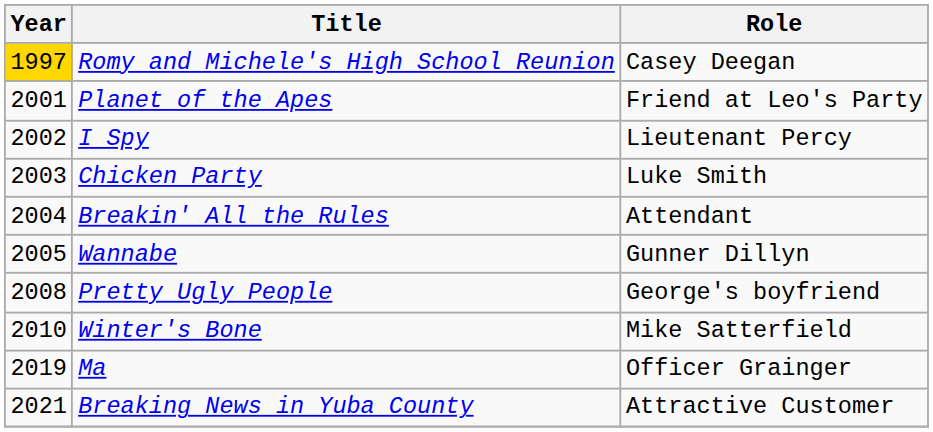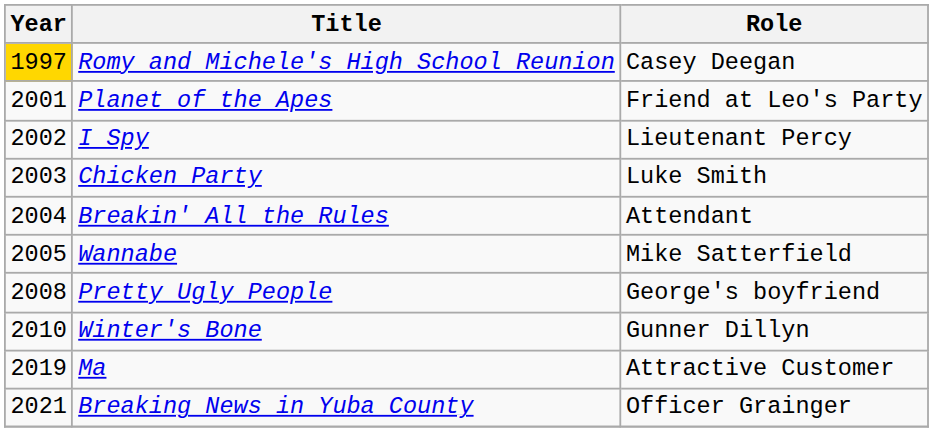(718, 254) Gunner Dillyn -> (739, 254) Mike Satterfield
(739, 331) Mike Satterfield -> (718, 331) Gunner Dillyn
(739, 369) Officer Grainger -> (760, 369) Attractive Customer
(760, 408) Attractive Customer -> (739, 408) Officer Grainger
